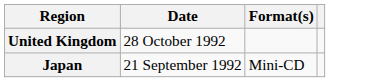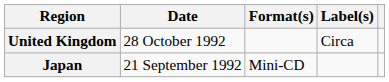+ column: (347, 16)
